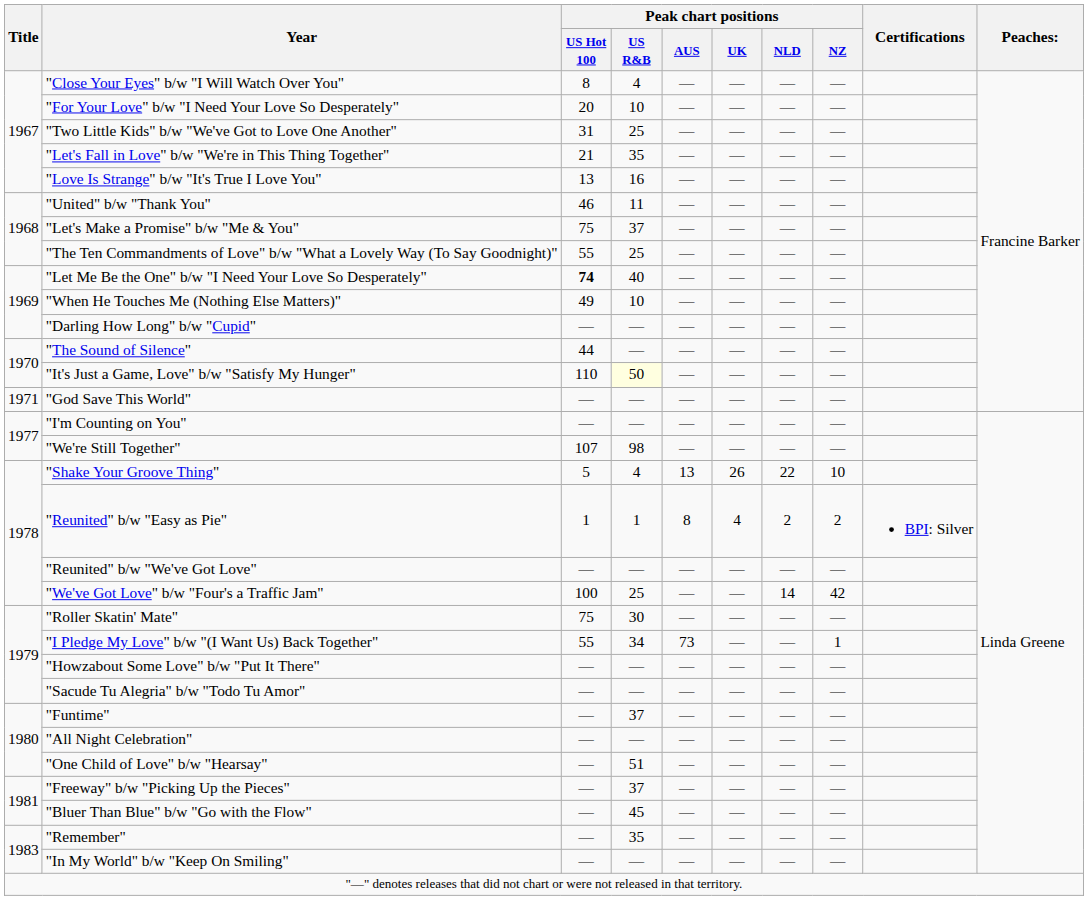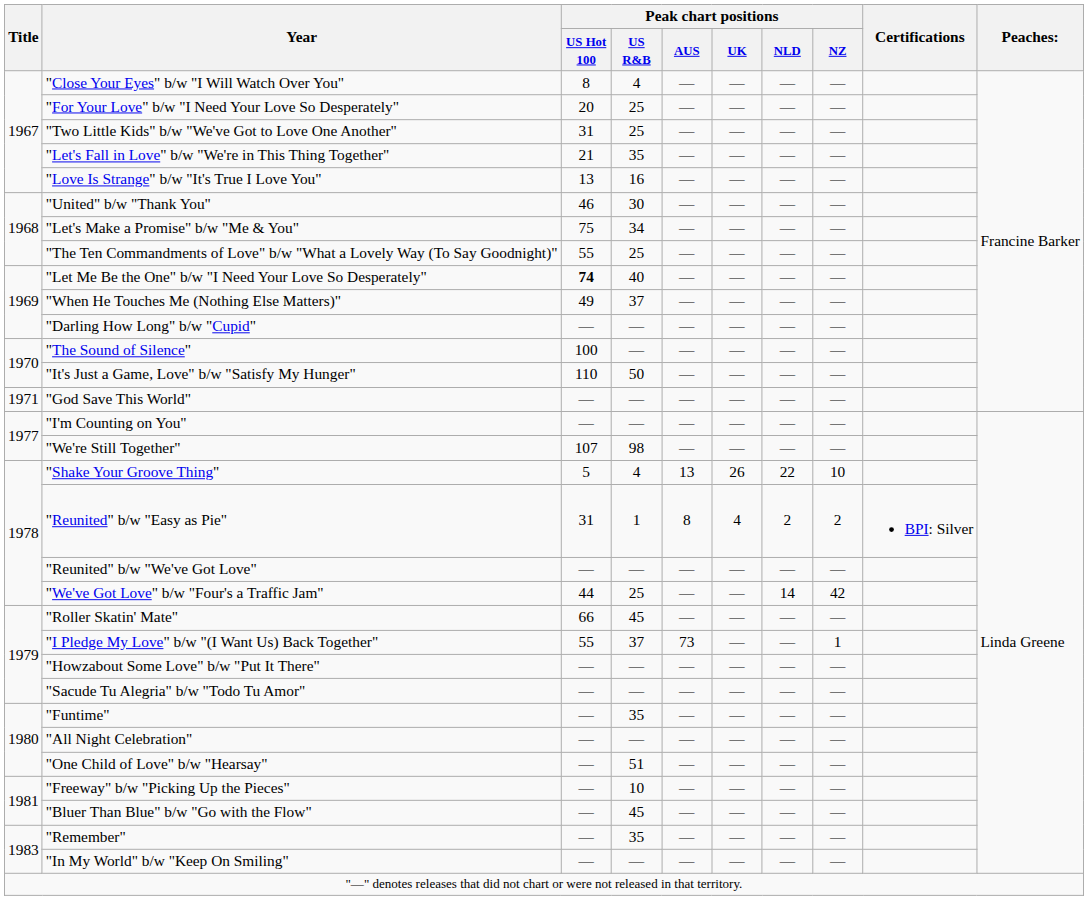(636, 107) 10 -> (636, 107) 25
(636, 204) 11 -> (636, 204) 30
(636, 228) 37 -> (636, 228) 34
(636, 301) 10 -> (636, 301) 37
(586, 350) 44 -> (586, 350) 100
(636, 374) lightyellow background -> (636, 374) no background
(586, 520) 1 -> (586, 520) 31
(586, 593) 100 -> (586, 593) 44
(586, 617) 75 -> (586, 617) 66
(636, 617) 30 -> (636, 617) 45
(636, 642) 34 -> (636, 642) 37
(636, 715) 37 -> (636, 715) 35
(636, 788) 37 -> (636, 788) 10
